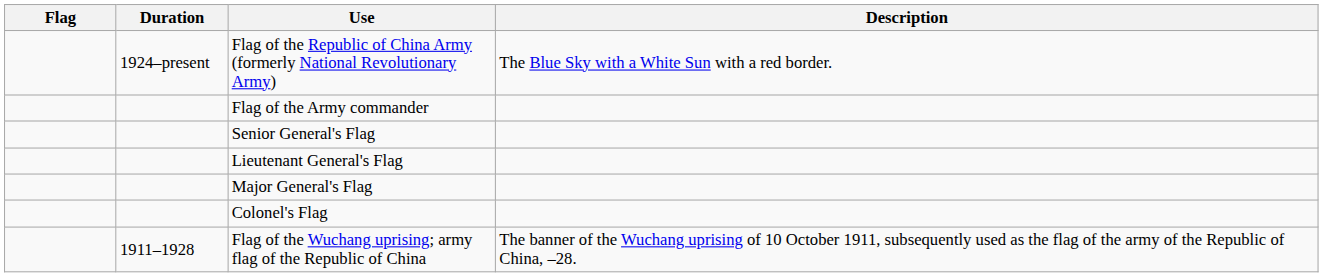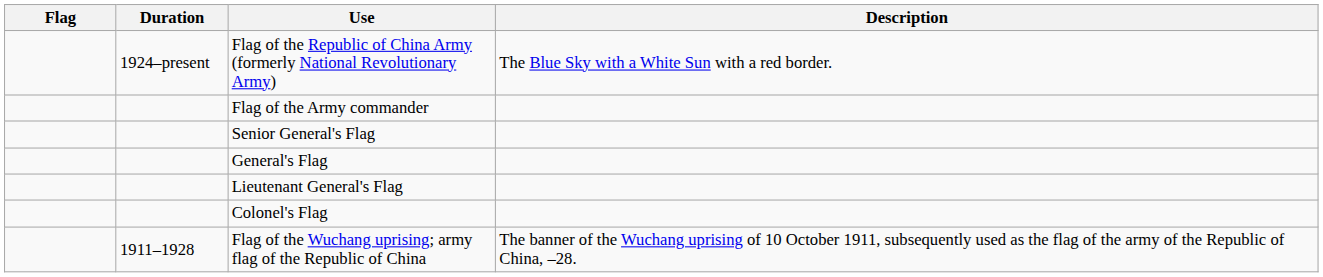+ row: (280, 160)
- row: (302, 187)
